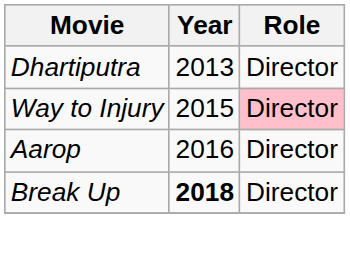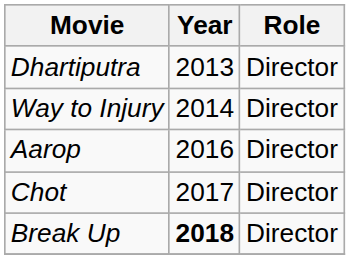(205, 108) 2015 -> (205, 108) 2014
(292, 108) pink background -> (292, 108) no background
+ row: (39, 191)
